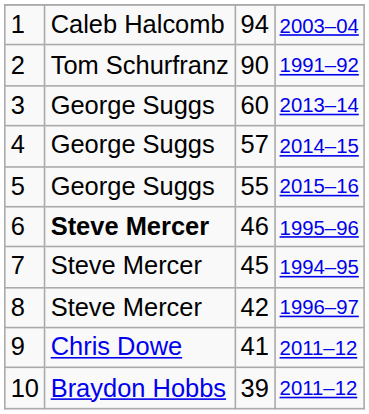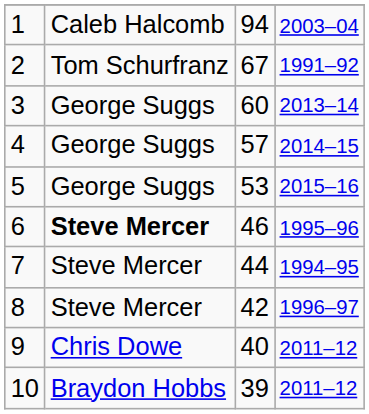(255, 65) 90 -> (255, 65) 67
(255, 186) 55 -> (255, 186) 53
(255, 266) 45 -> (255, 266) 44
(255, 347) 41 -> (255, 347) 40
